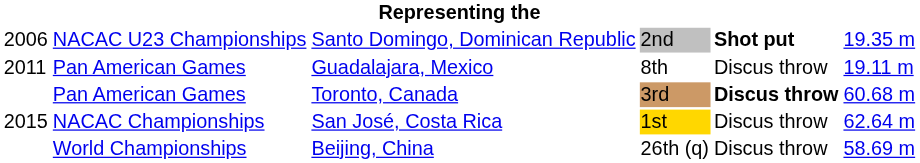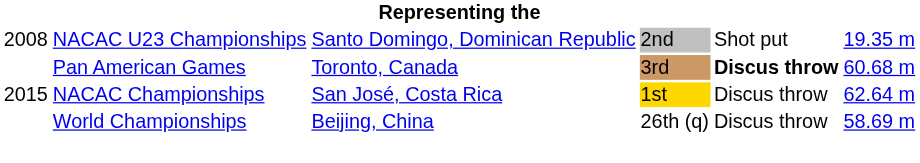(26, 40) 2006 -> (26, 40) 2008
(754, 40) bold -> (751, 40) normal
- row: (402, 67)
